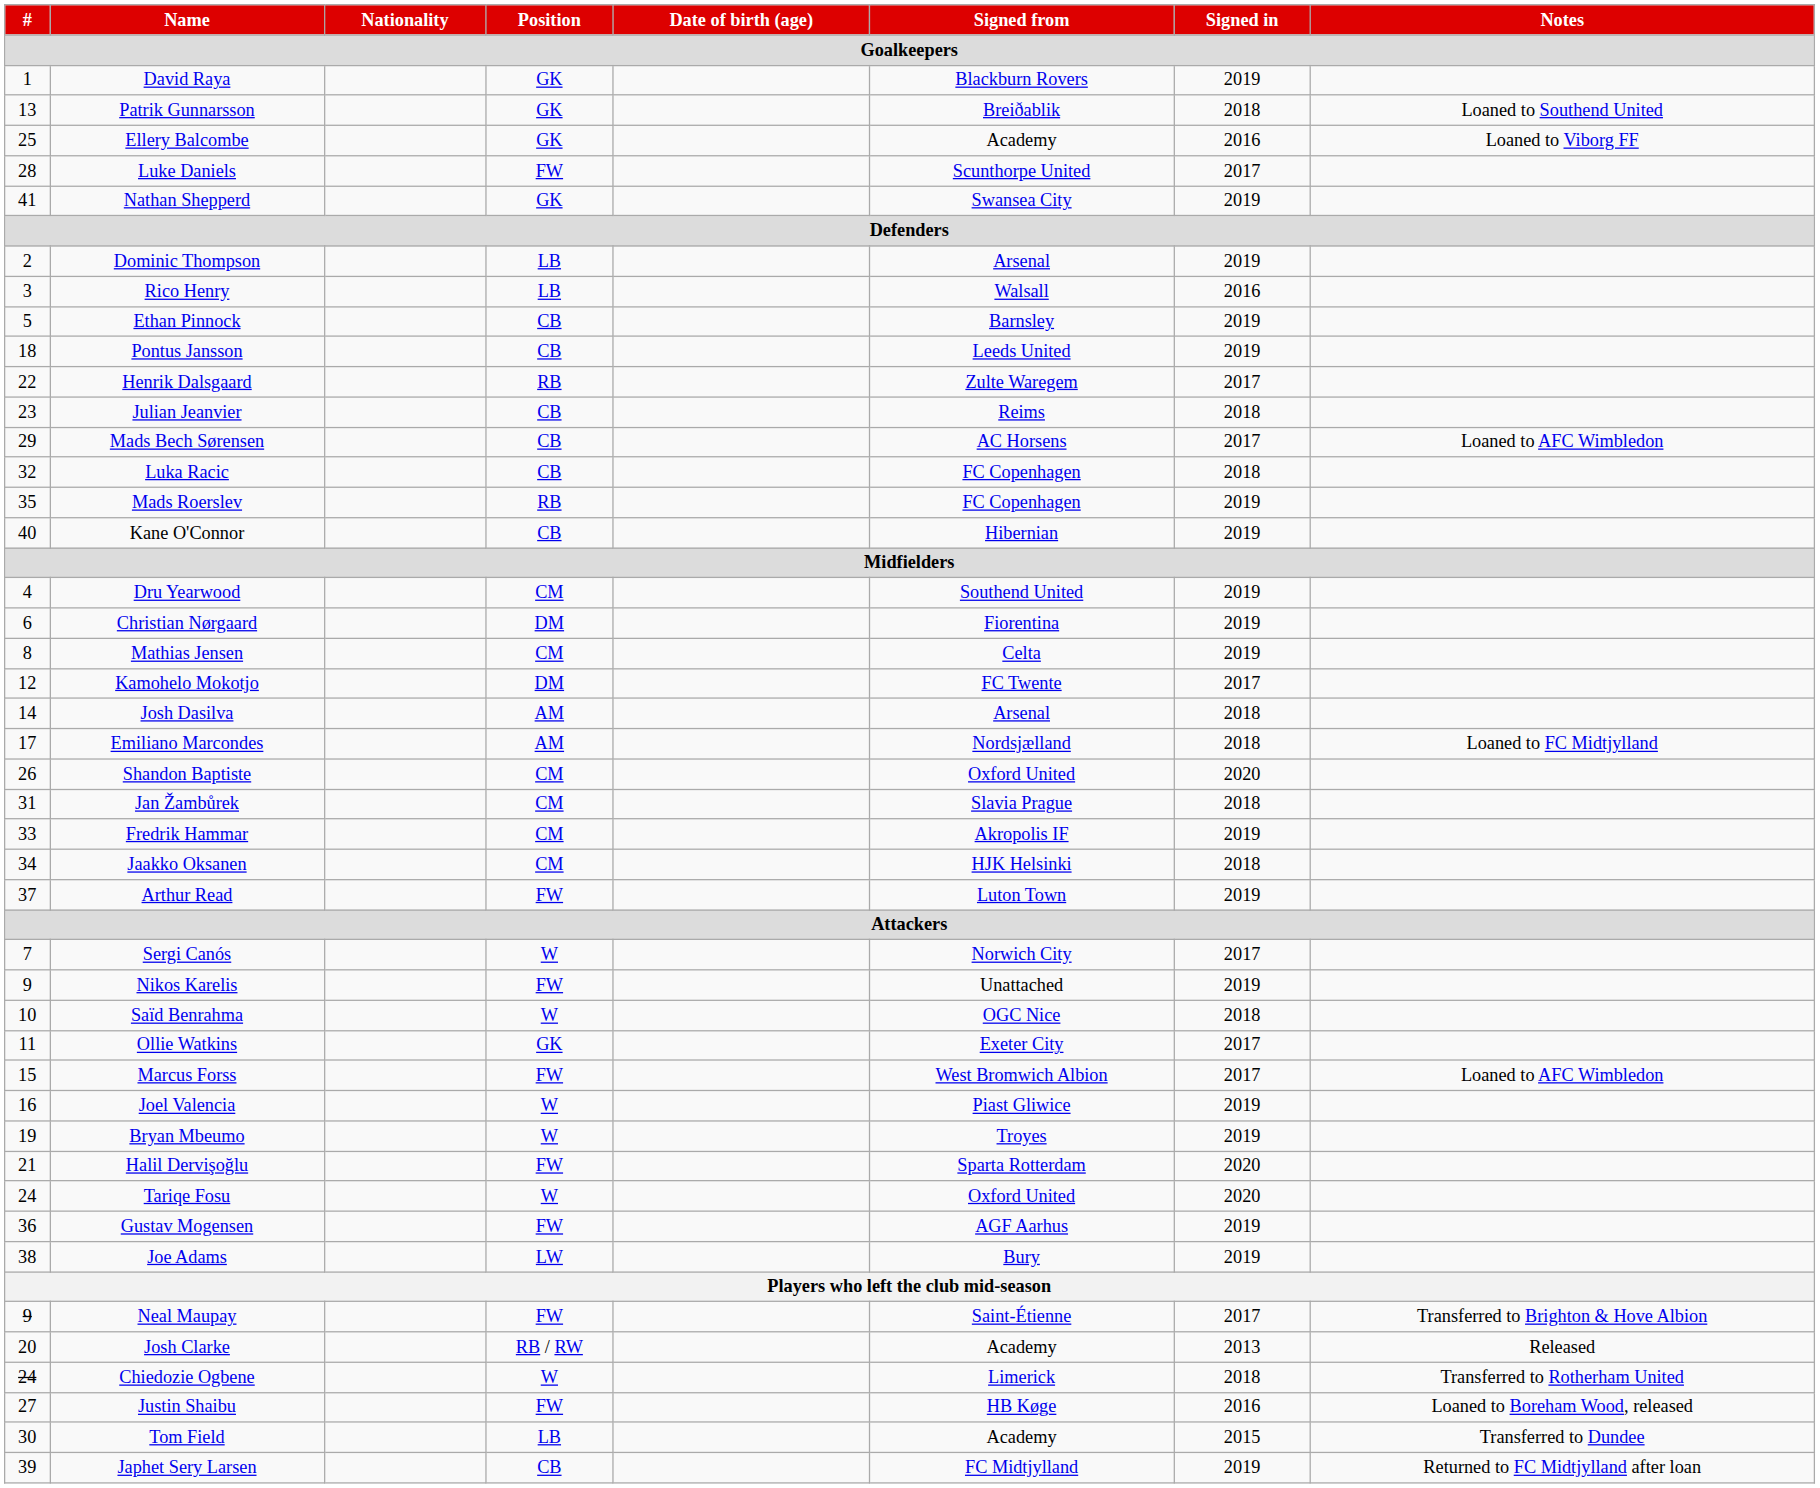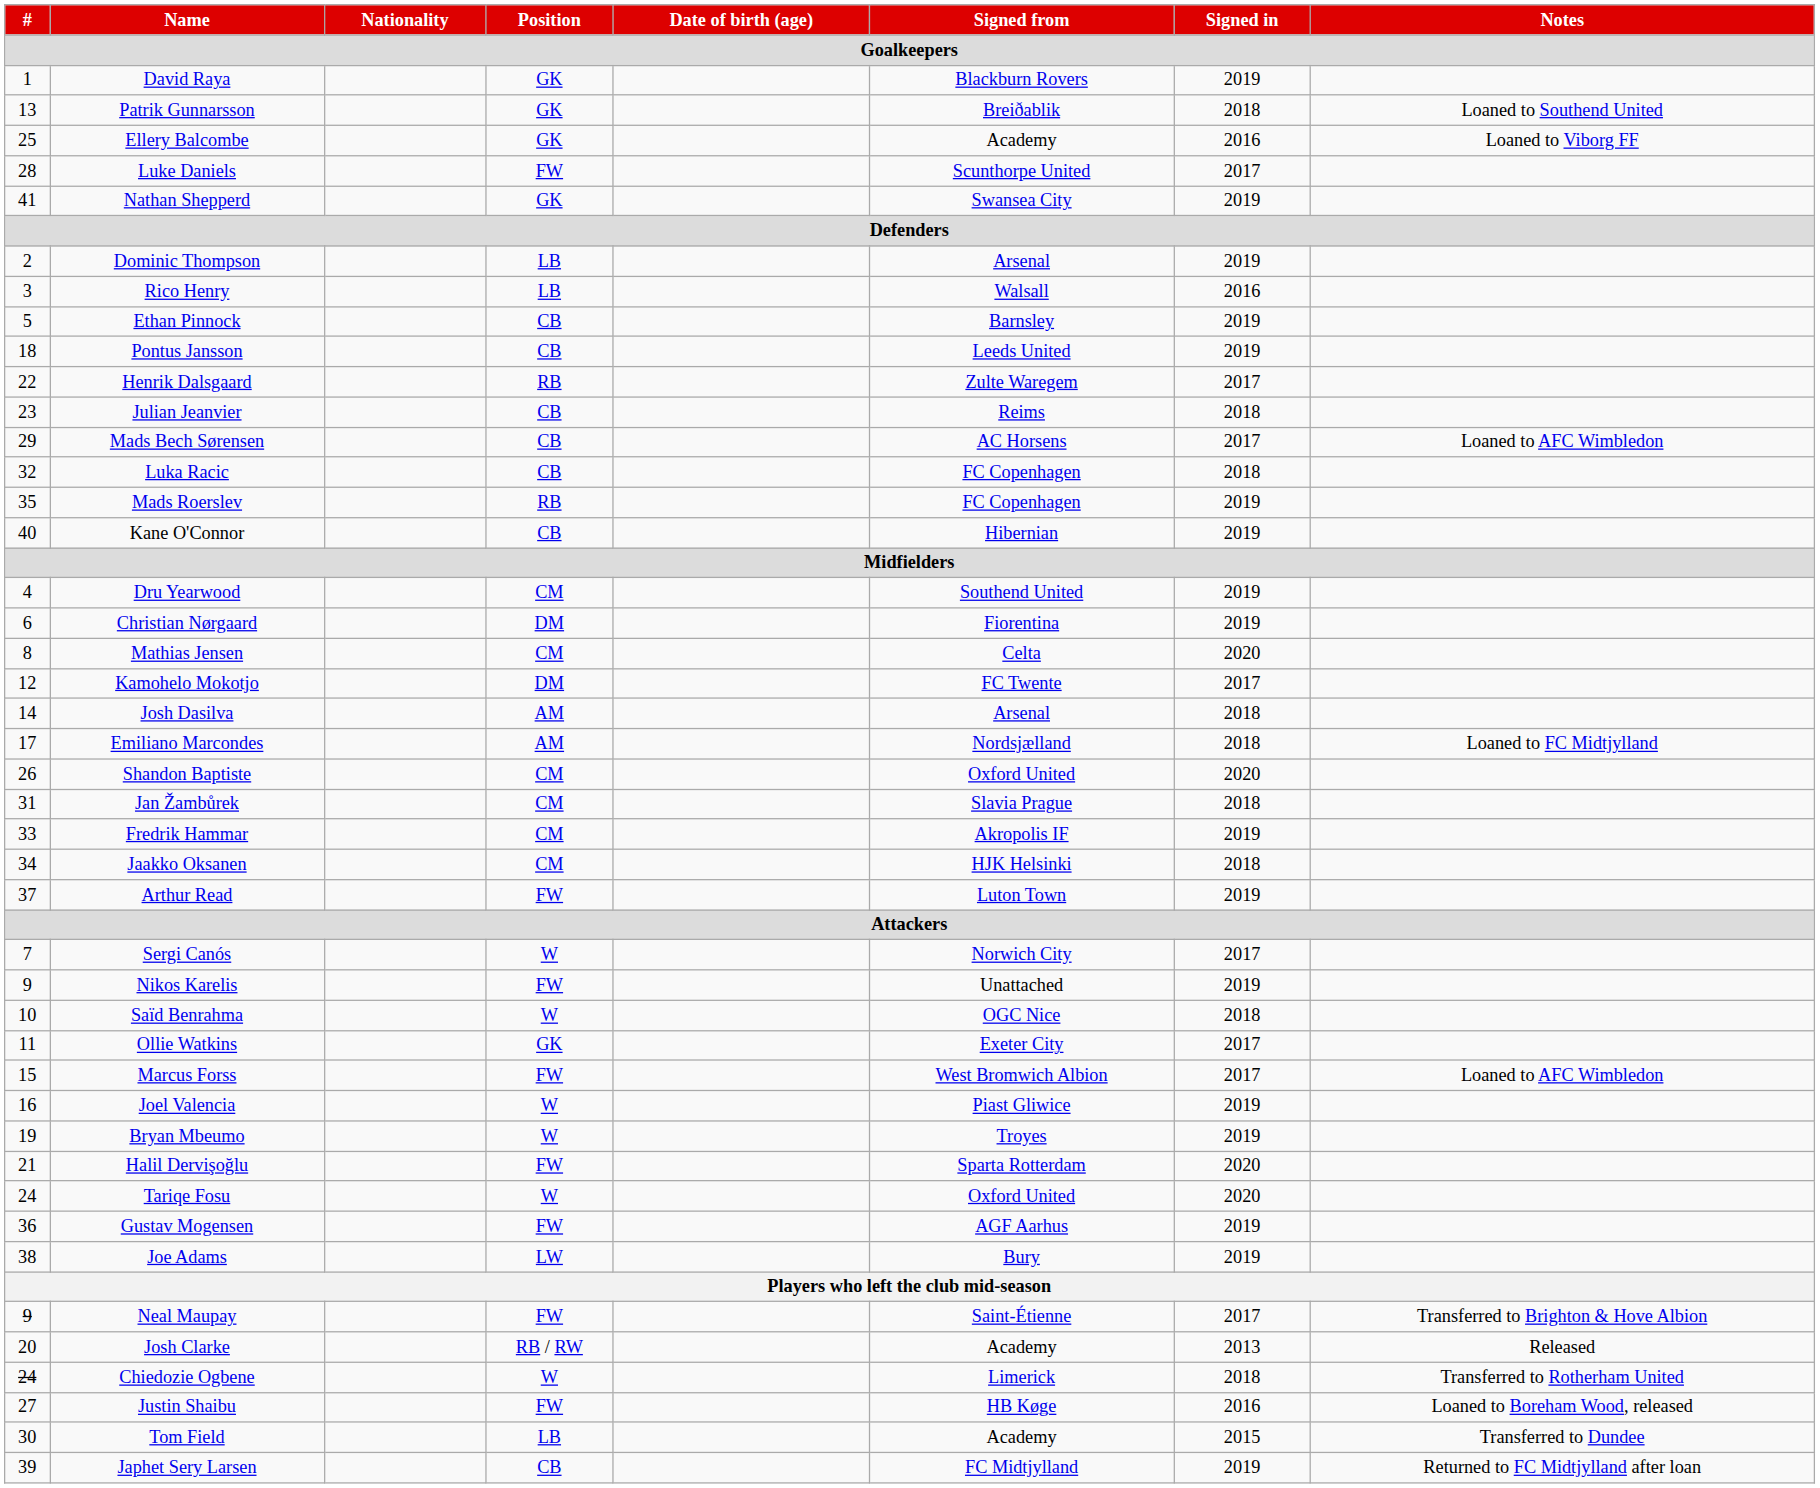(1242, 653) 2019 -> (1242, 653) 2020
